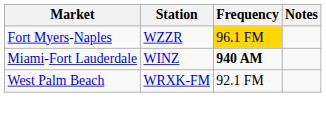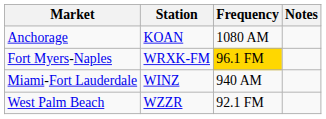+ row: (38, 37)
(163, 37) WZZR -> (177, 59) WRXK-FM
(239, 59) bold -> (239, 80) normal
(177, 80) WRXK-FM -> (163, 102) WZZR
